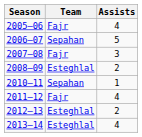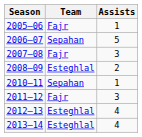(117, 26) 4 -> (117, 26) 1
(117, 97) 4 -> (117, 97) 3
(117, 111) 2 -> (117, 111) 4
